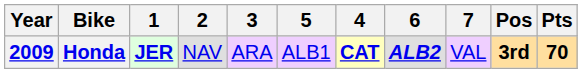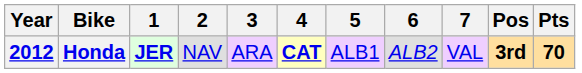columns swapped: (360, 20) <-> (306, 20)
(31, 52) 2009 -> (31, 52) 2012
(415, 52) bold -> (413, 52) normal
